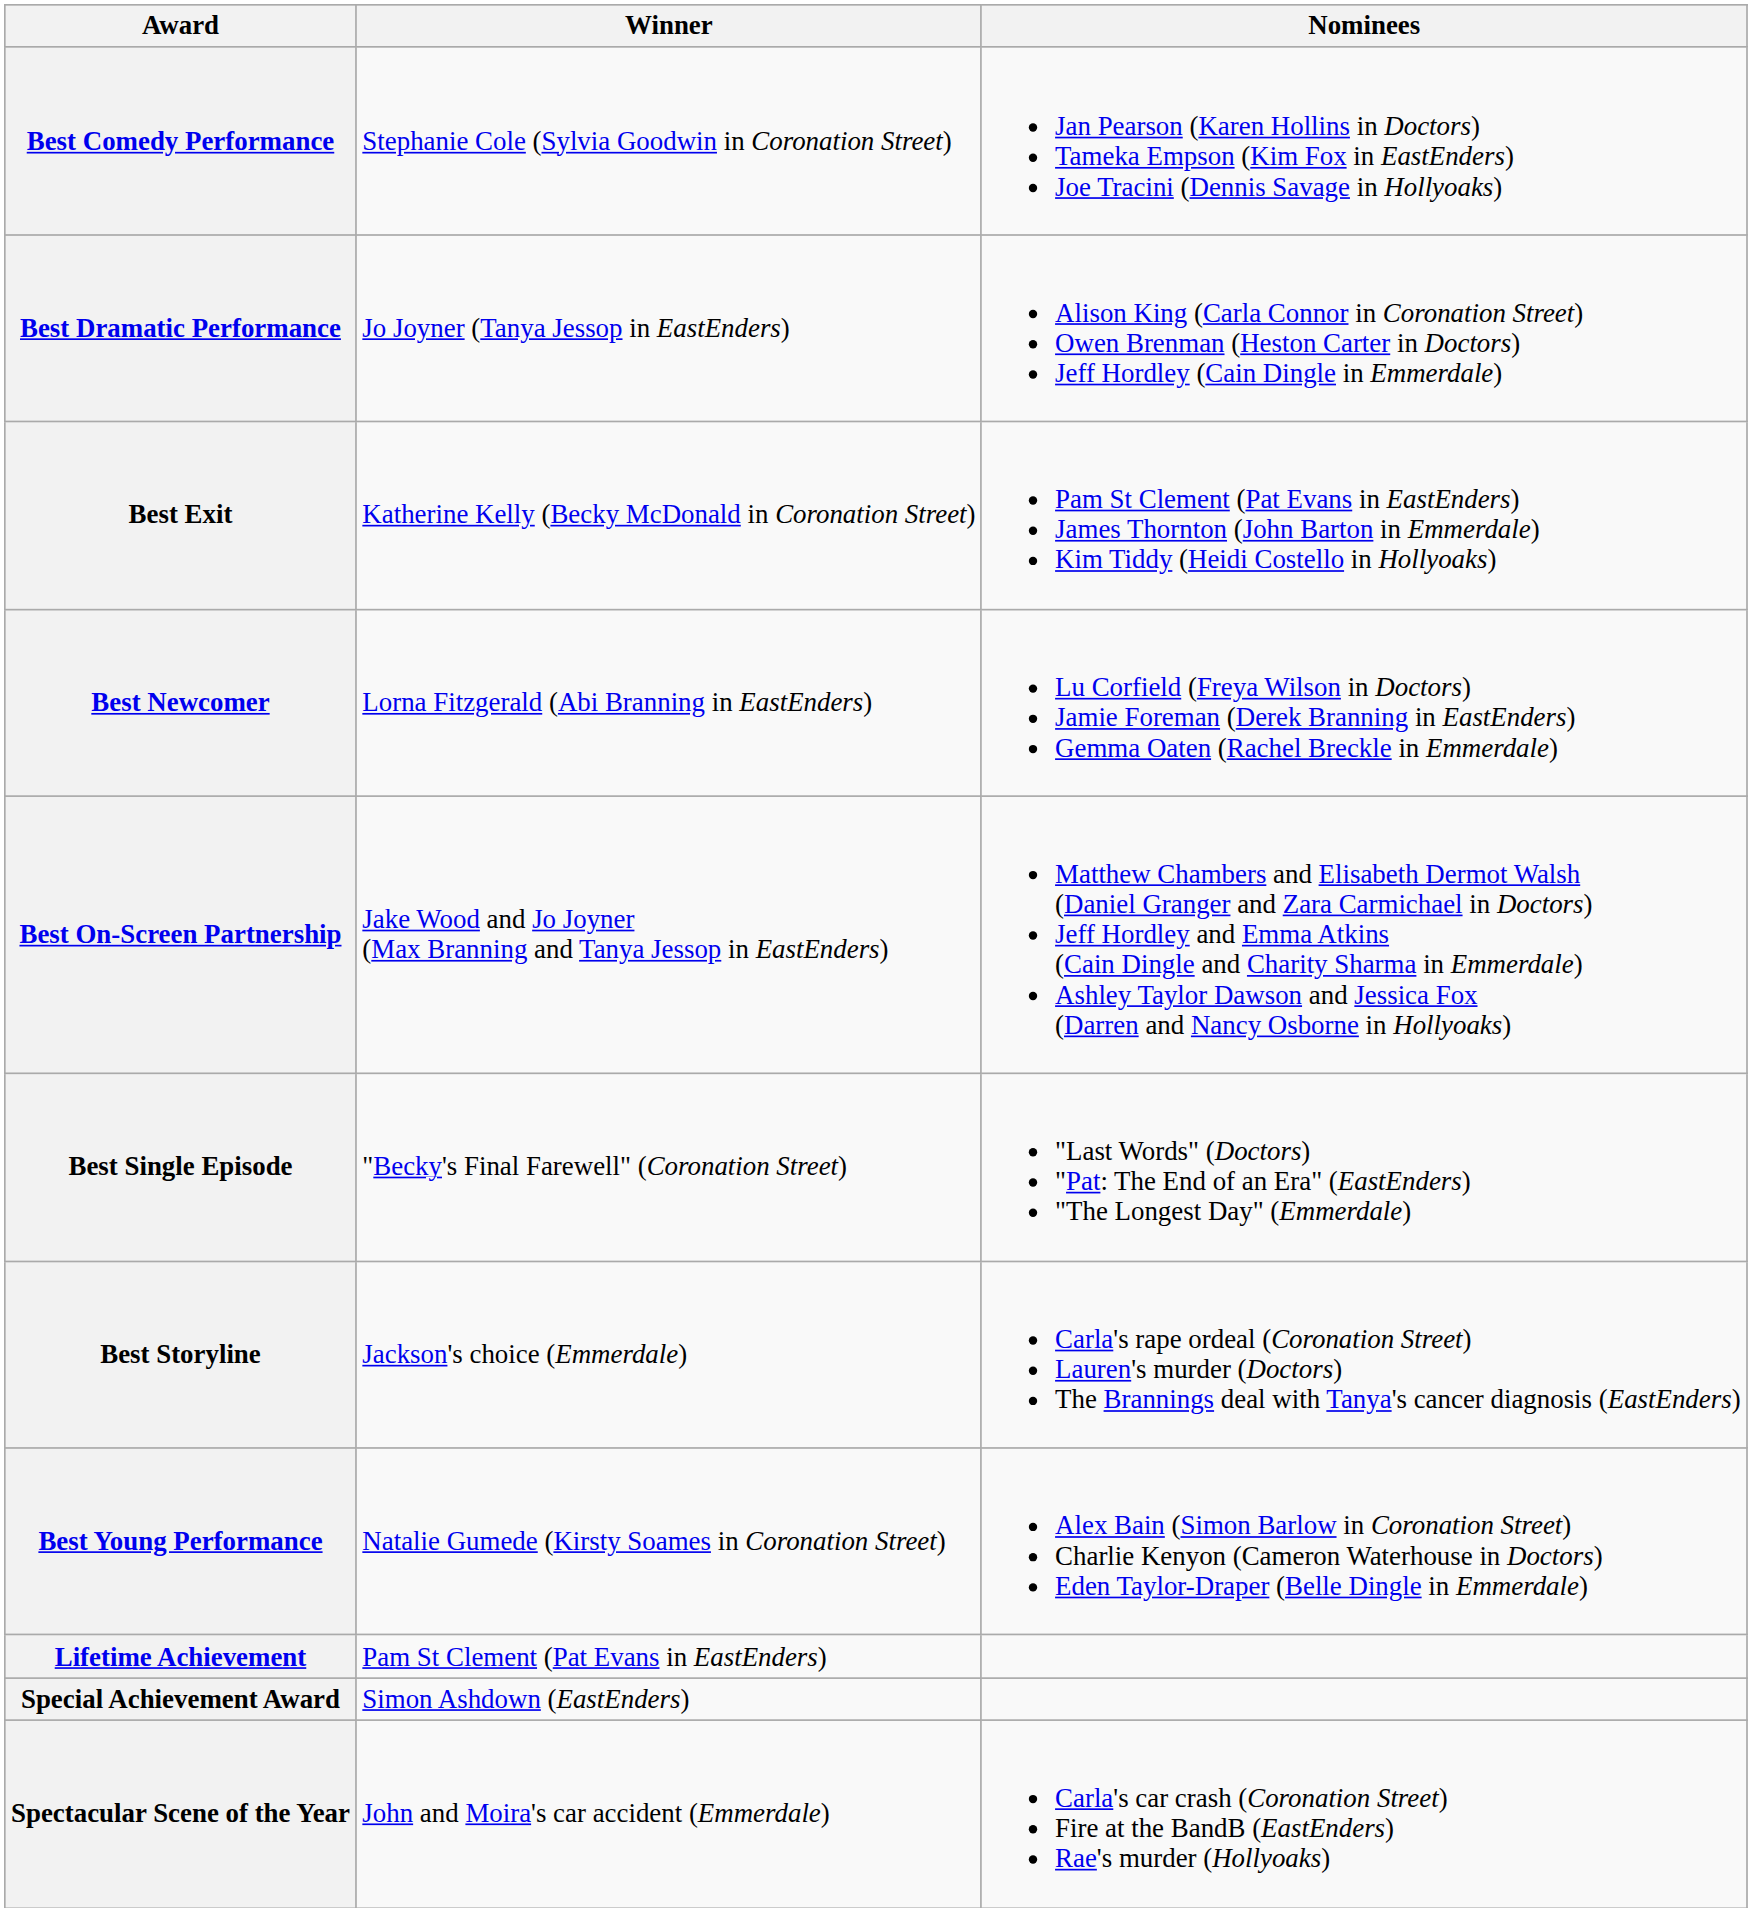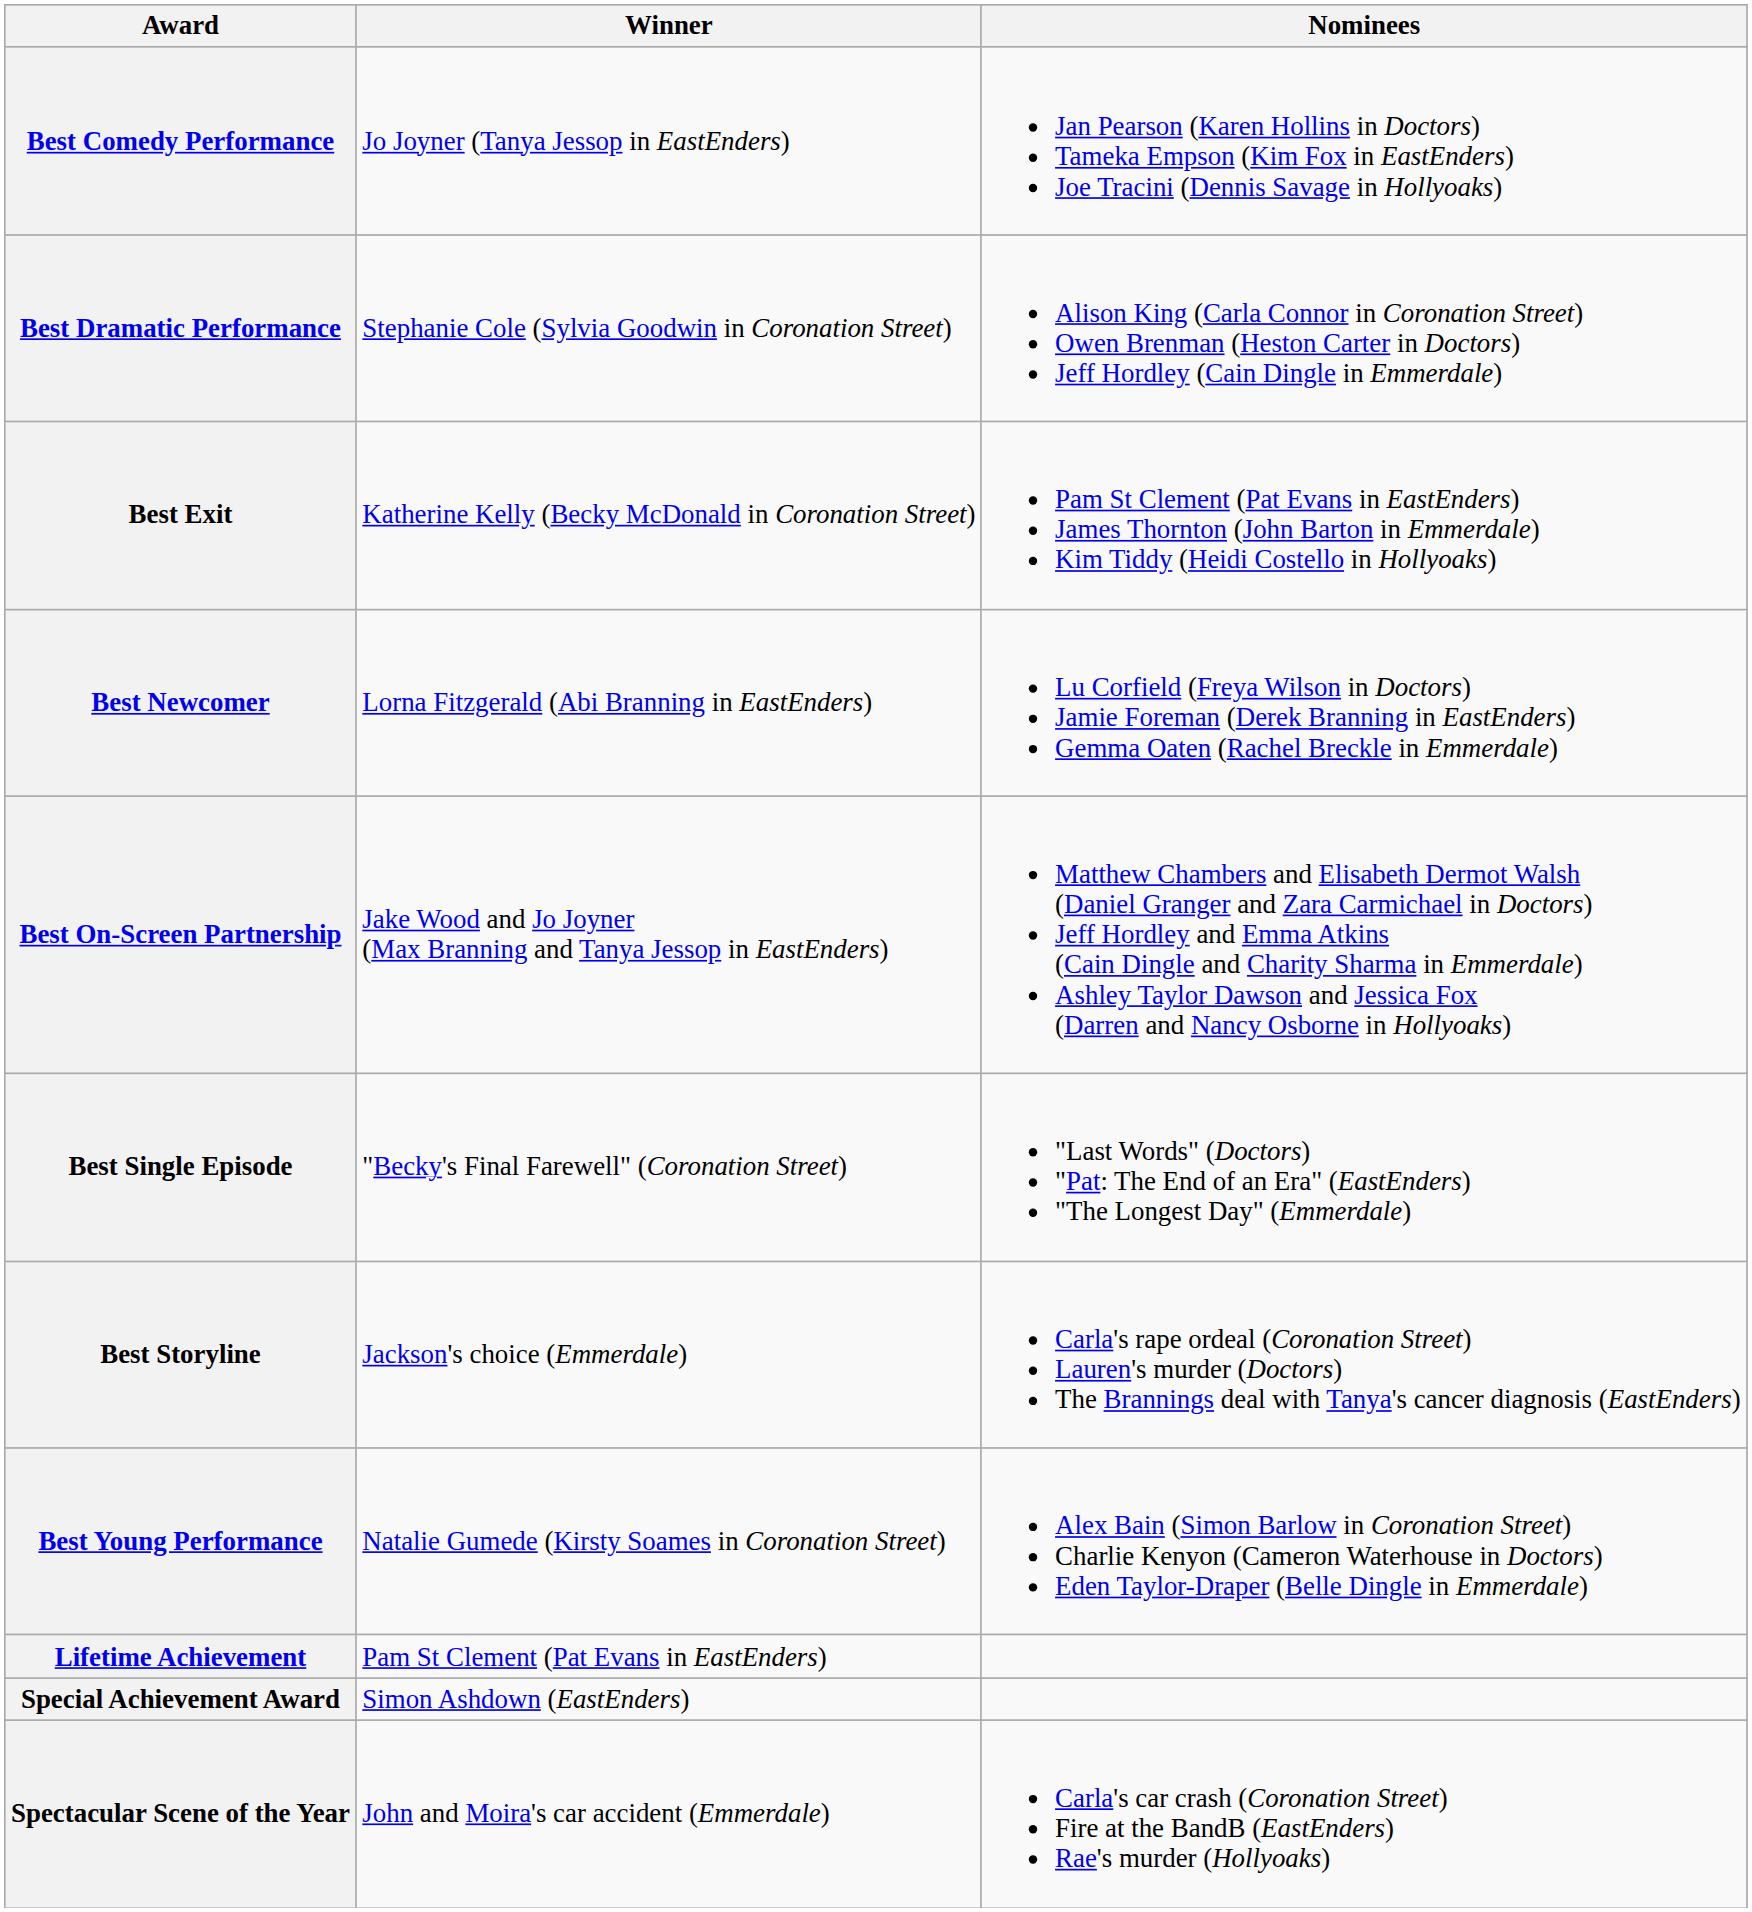(657, 140) Stephanie Cole (Sylvia Goodwin in Coronation Street) -> (576, 140) Jo Joyner (Tanya Jessop in EastEnders)
(576, 327) Jo Joyner (Tanya Jessop in EastEnders) -> (657, 327) Stephanie Cole (Sylvia Goodwin in Coronation Street)
